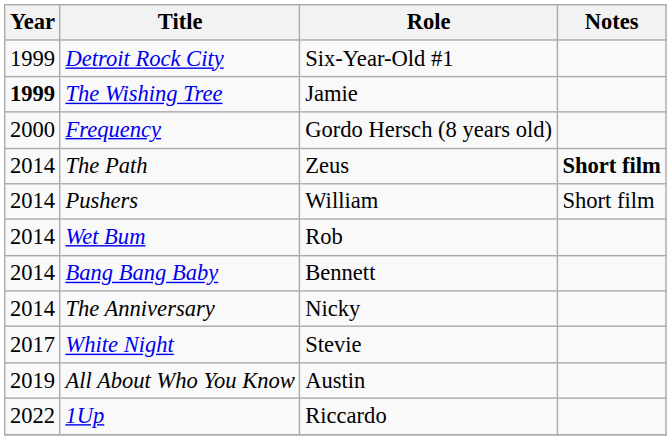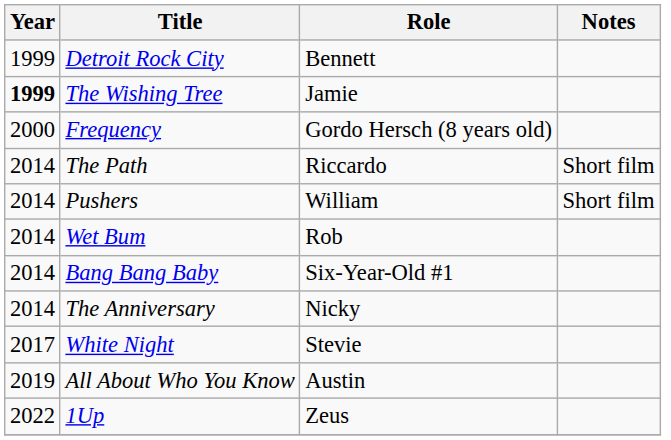(379, 58) Six-Year-Old #1 -> (340, 58) Bennett
(327, 165) Zeus -> (346, 165) Riccardo
(612, 165) bold -> (609, 165) normal
(340, 272) Bennett -> (379, 272) Six-Year-Old #1
(346, 415) Riccardo -> (327, 415) Zeus
